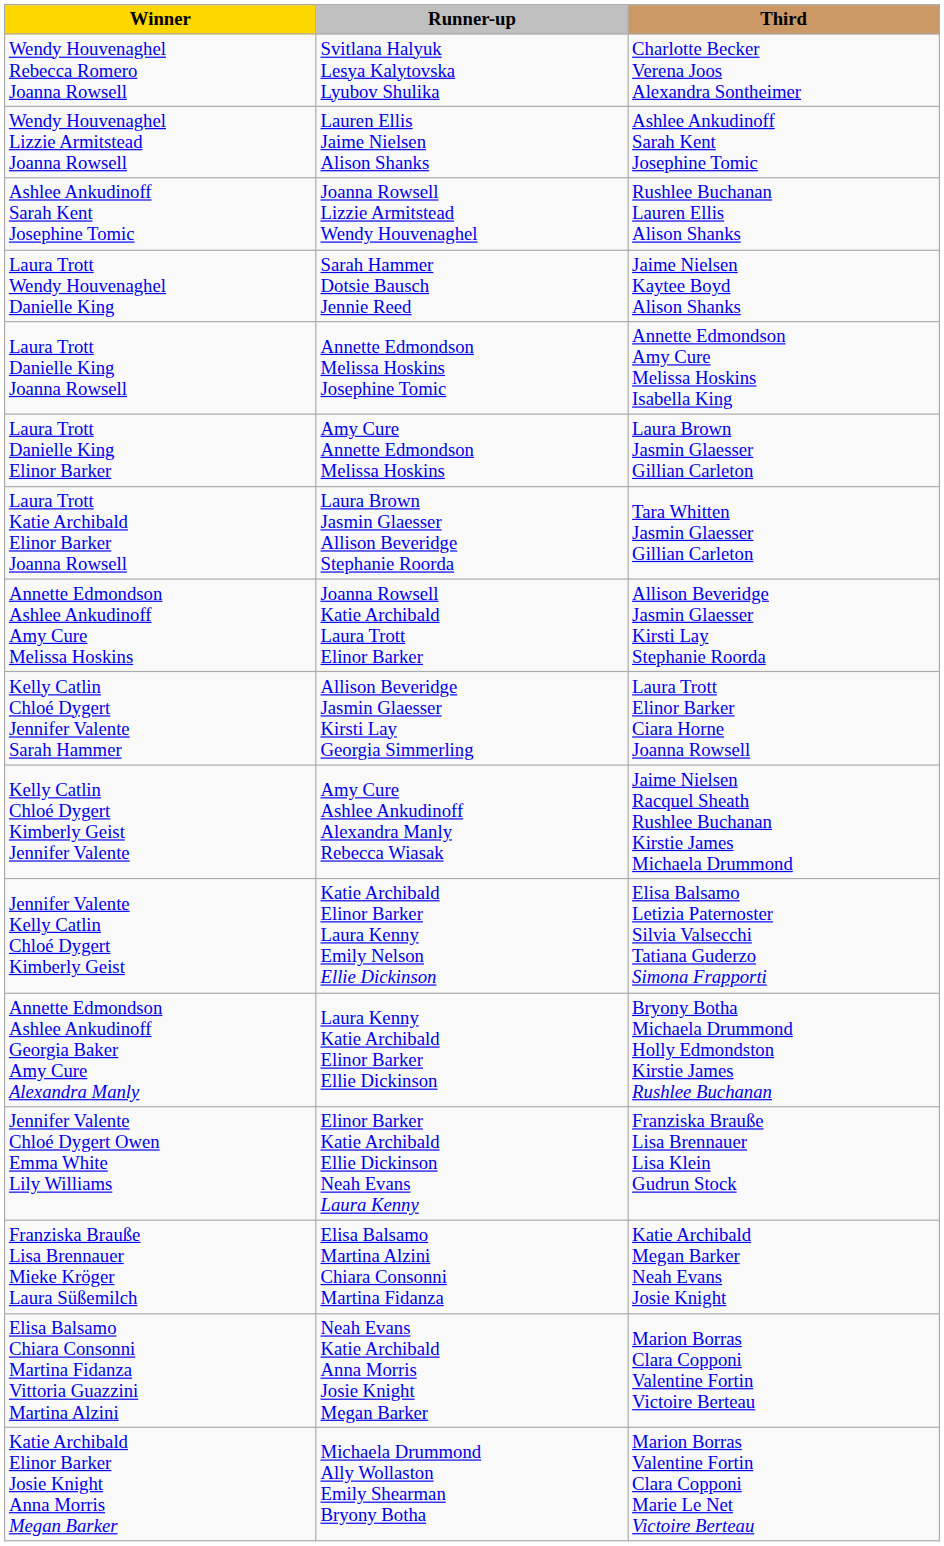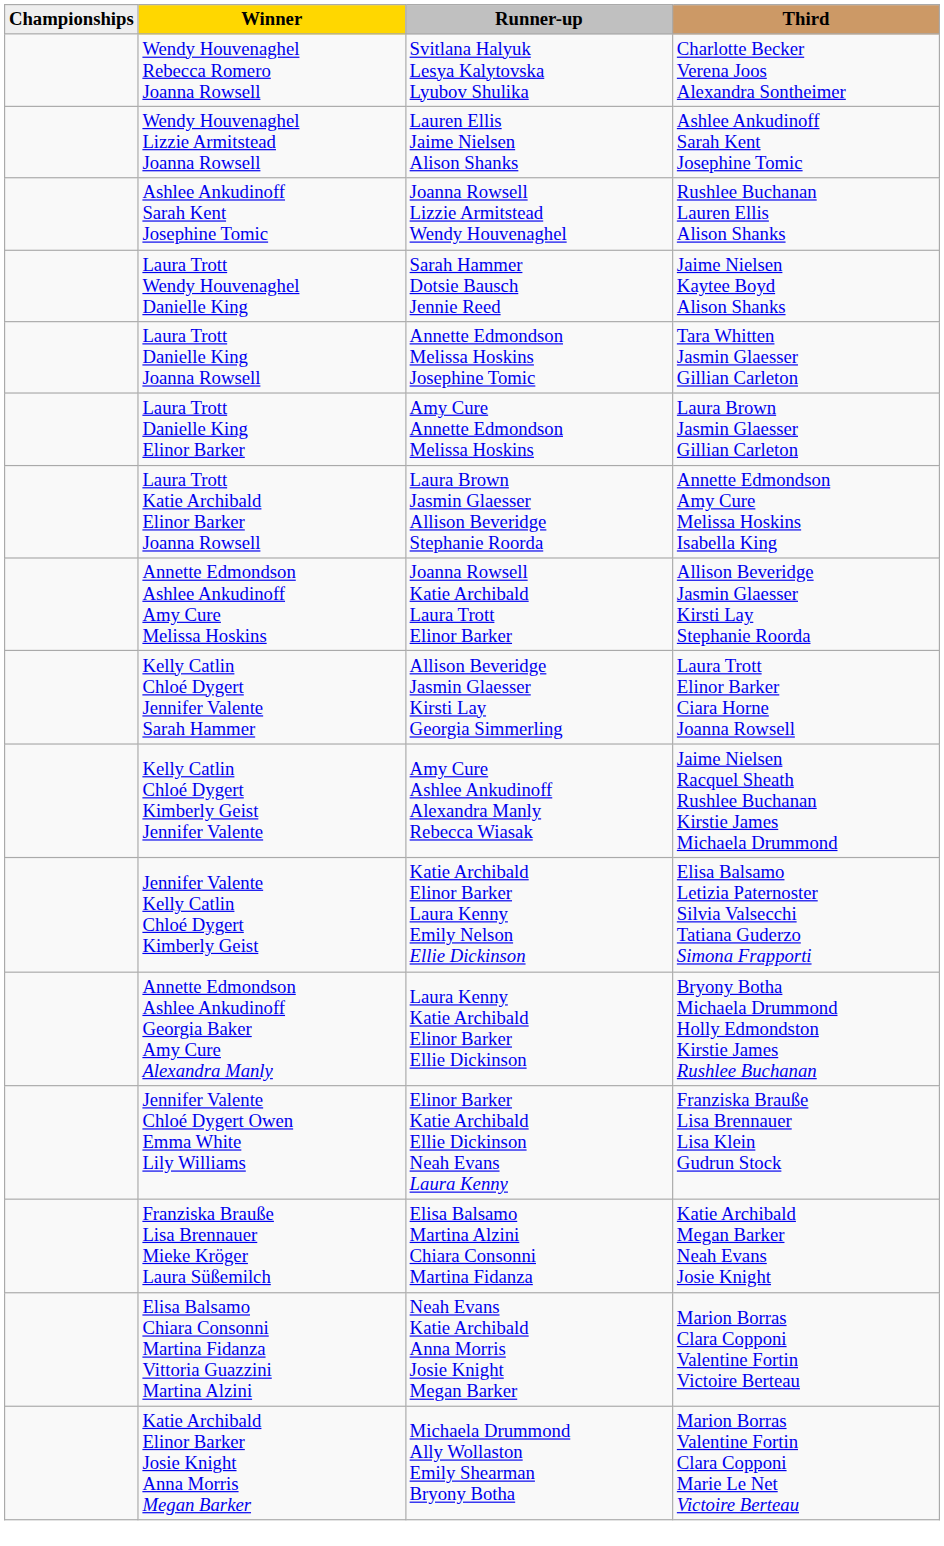+ column: (71, 19)
(709, 367) Annette Edmondson Amy Cure Melissa Hoskins Isabella King -> (737, 357) Tara Whitten Jasmin Glaesser Gillian Carleton
(693, 532) Tara Whitten Jasmin Glaesser Gillian Carleton -> (754, 511) Annette Edmondson Amy Cure Melissa Hoskins Isabella King
